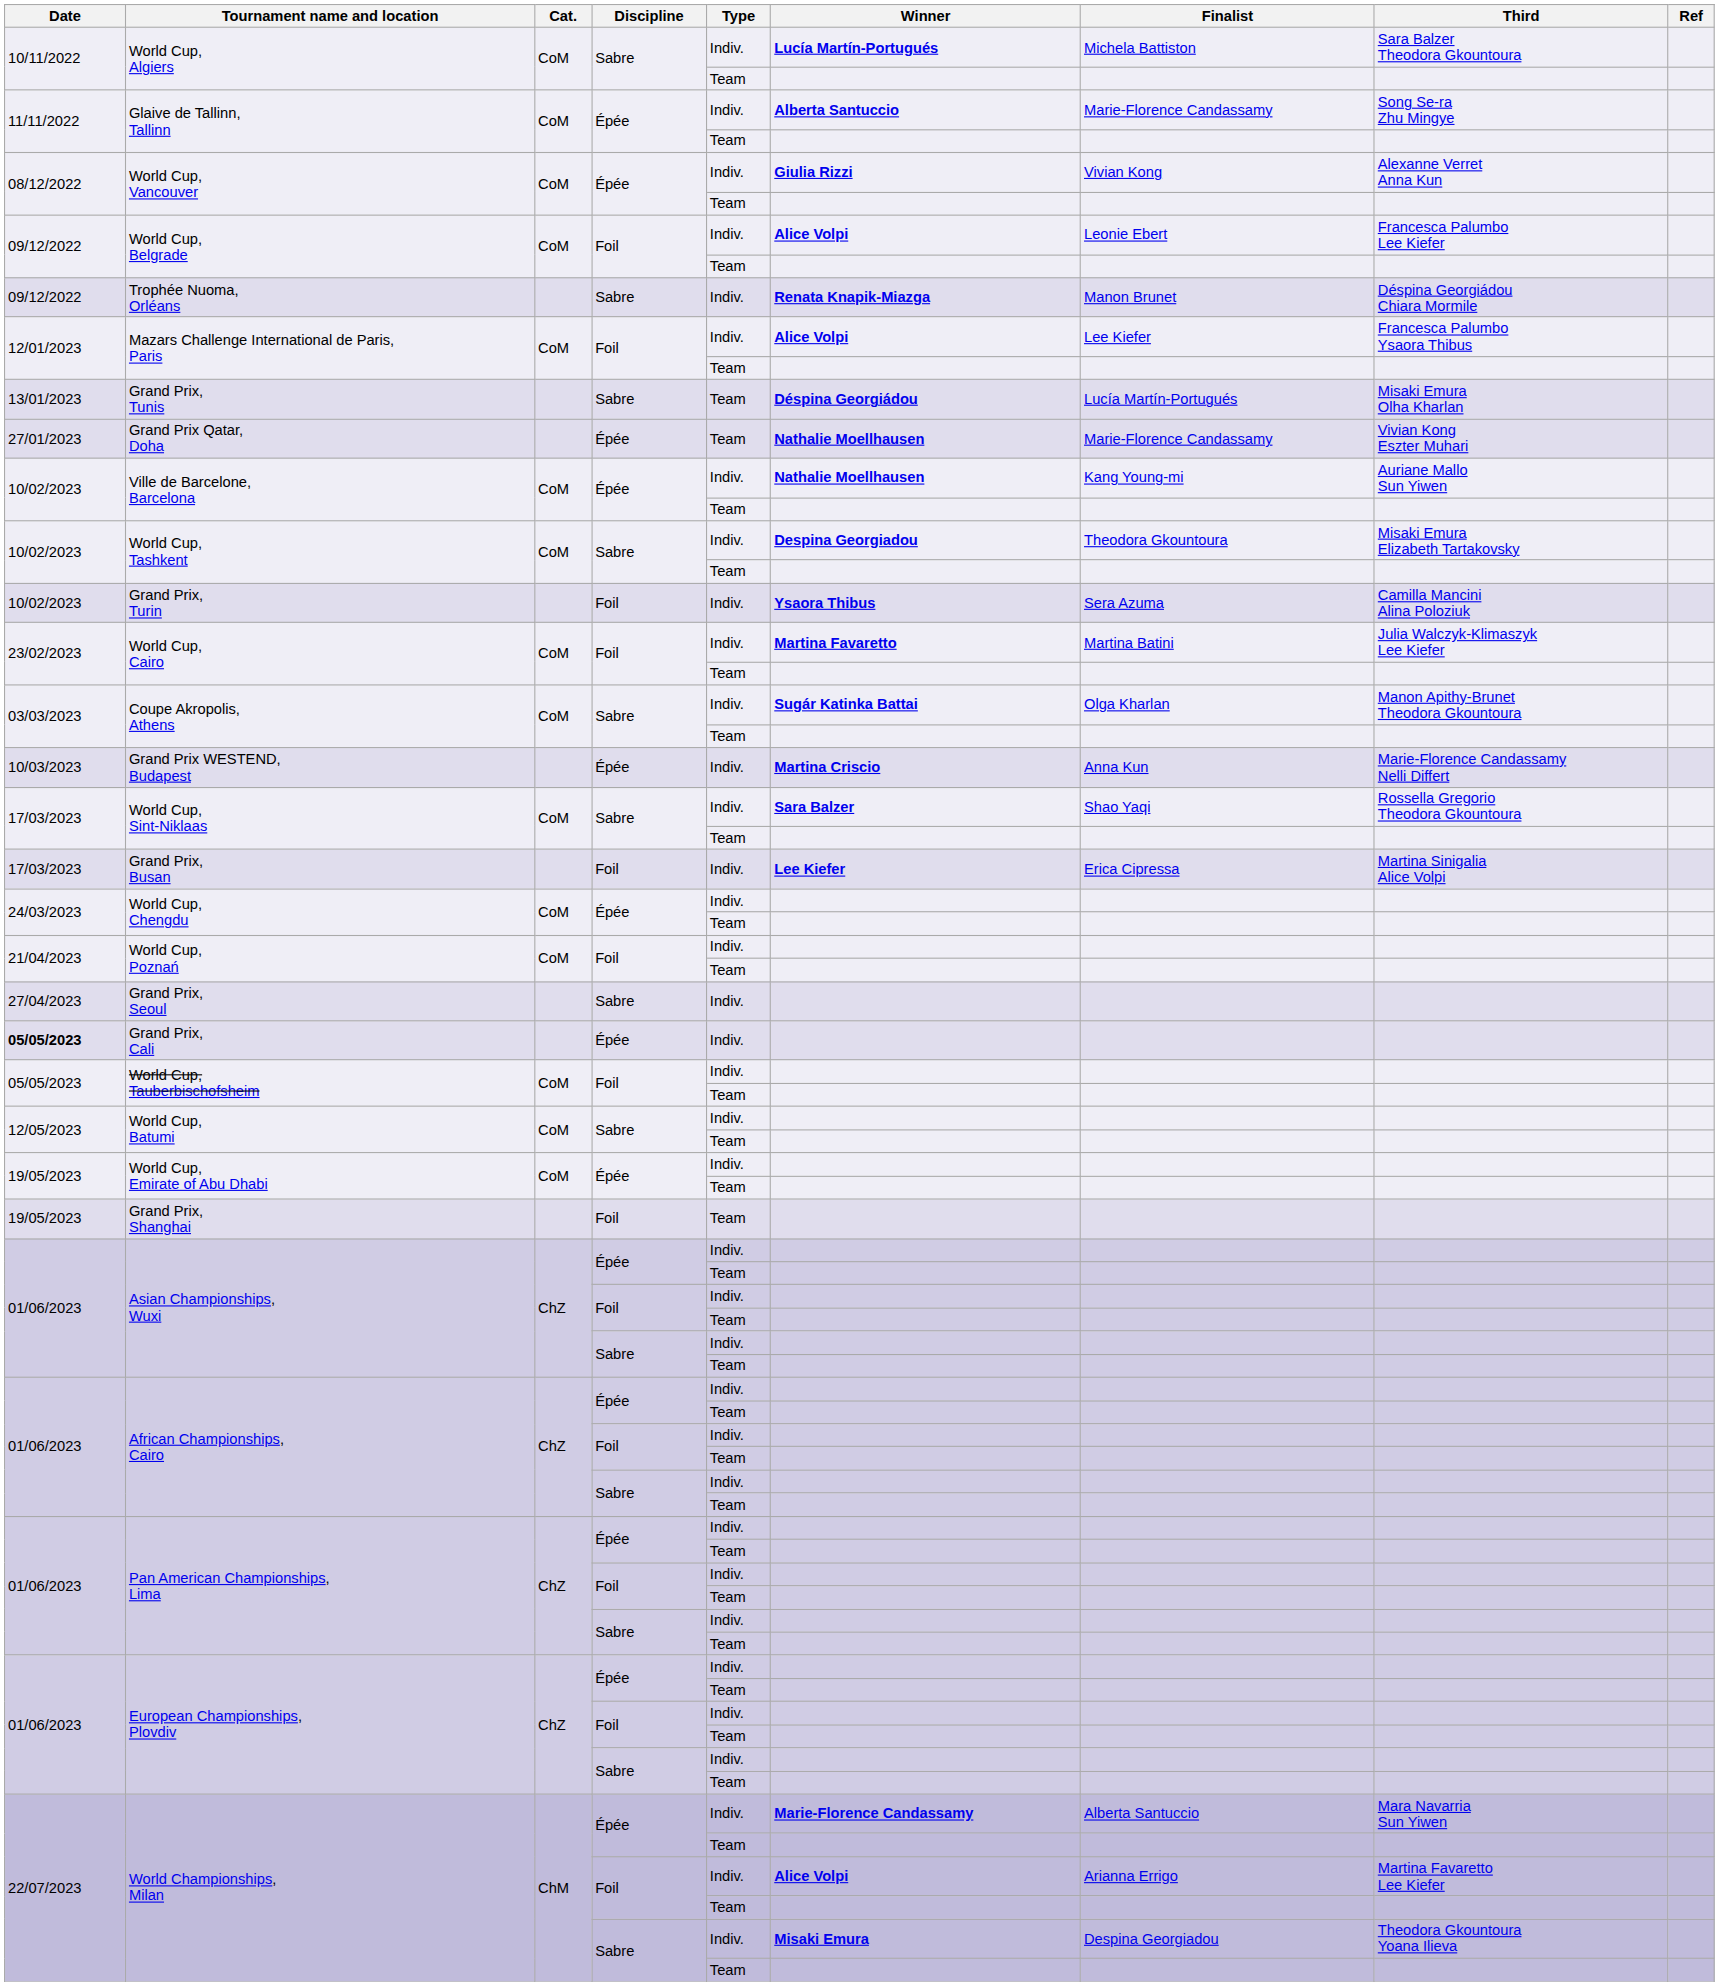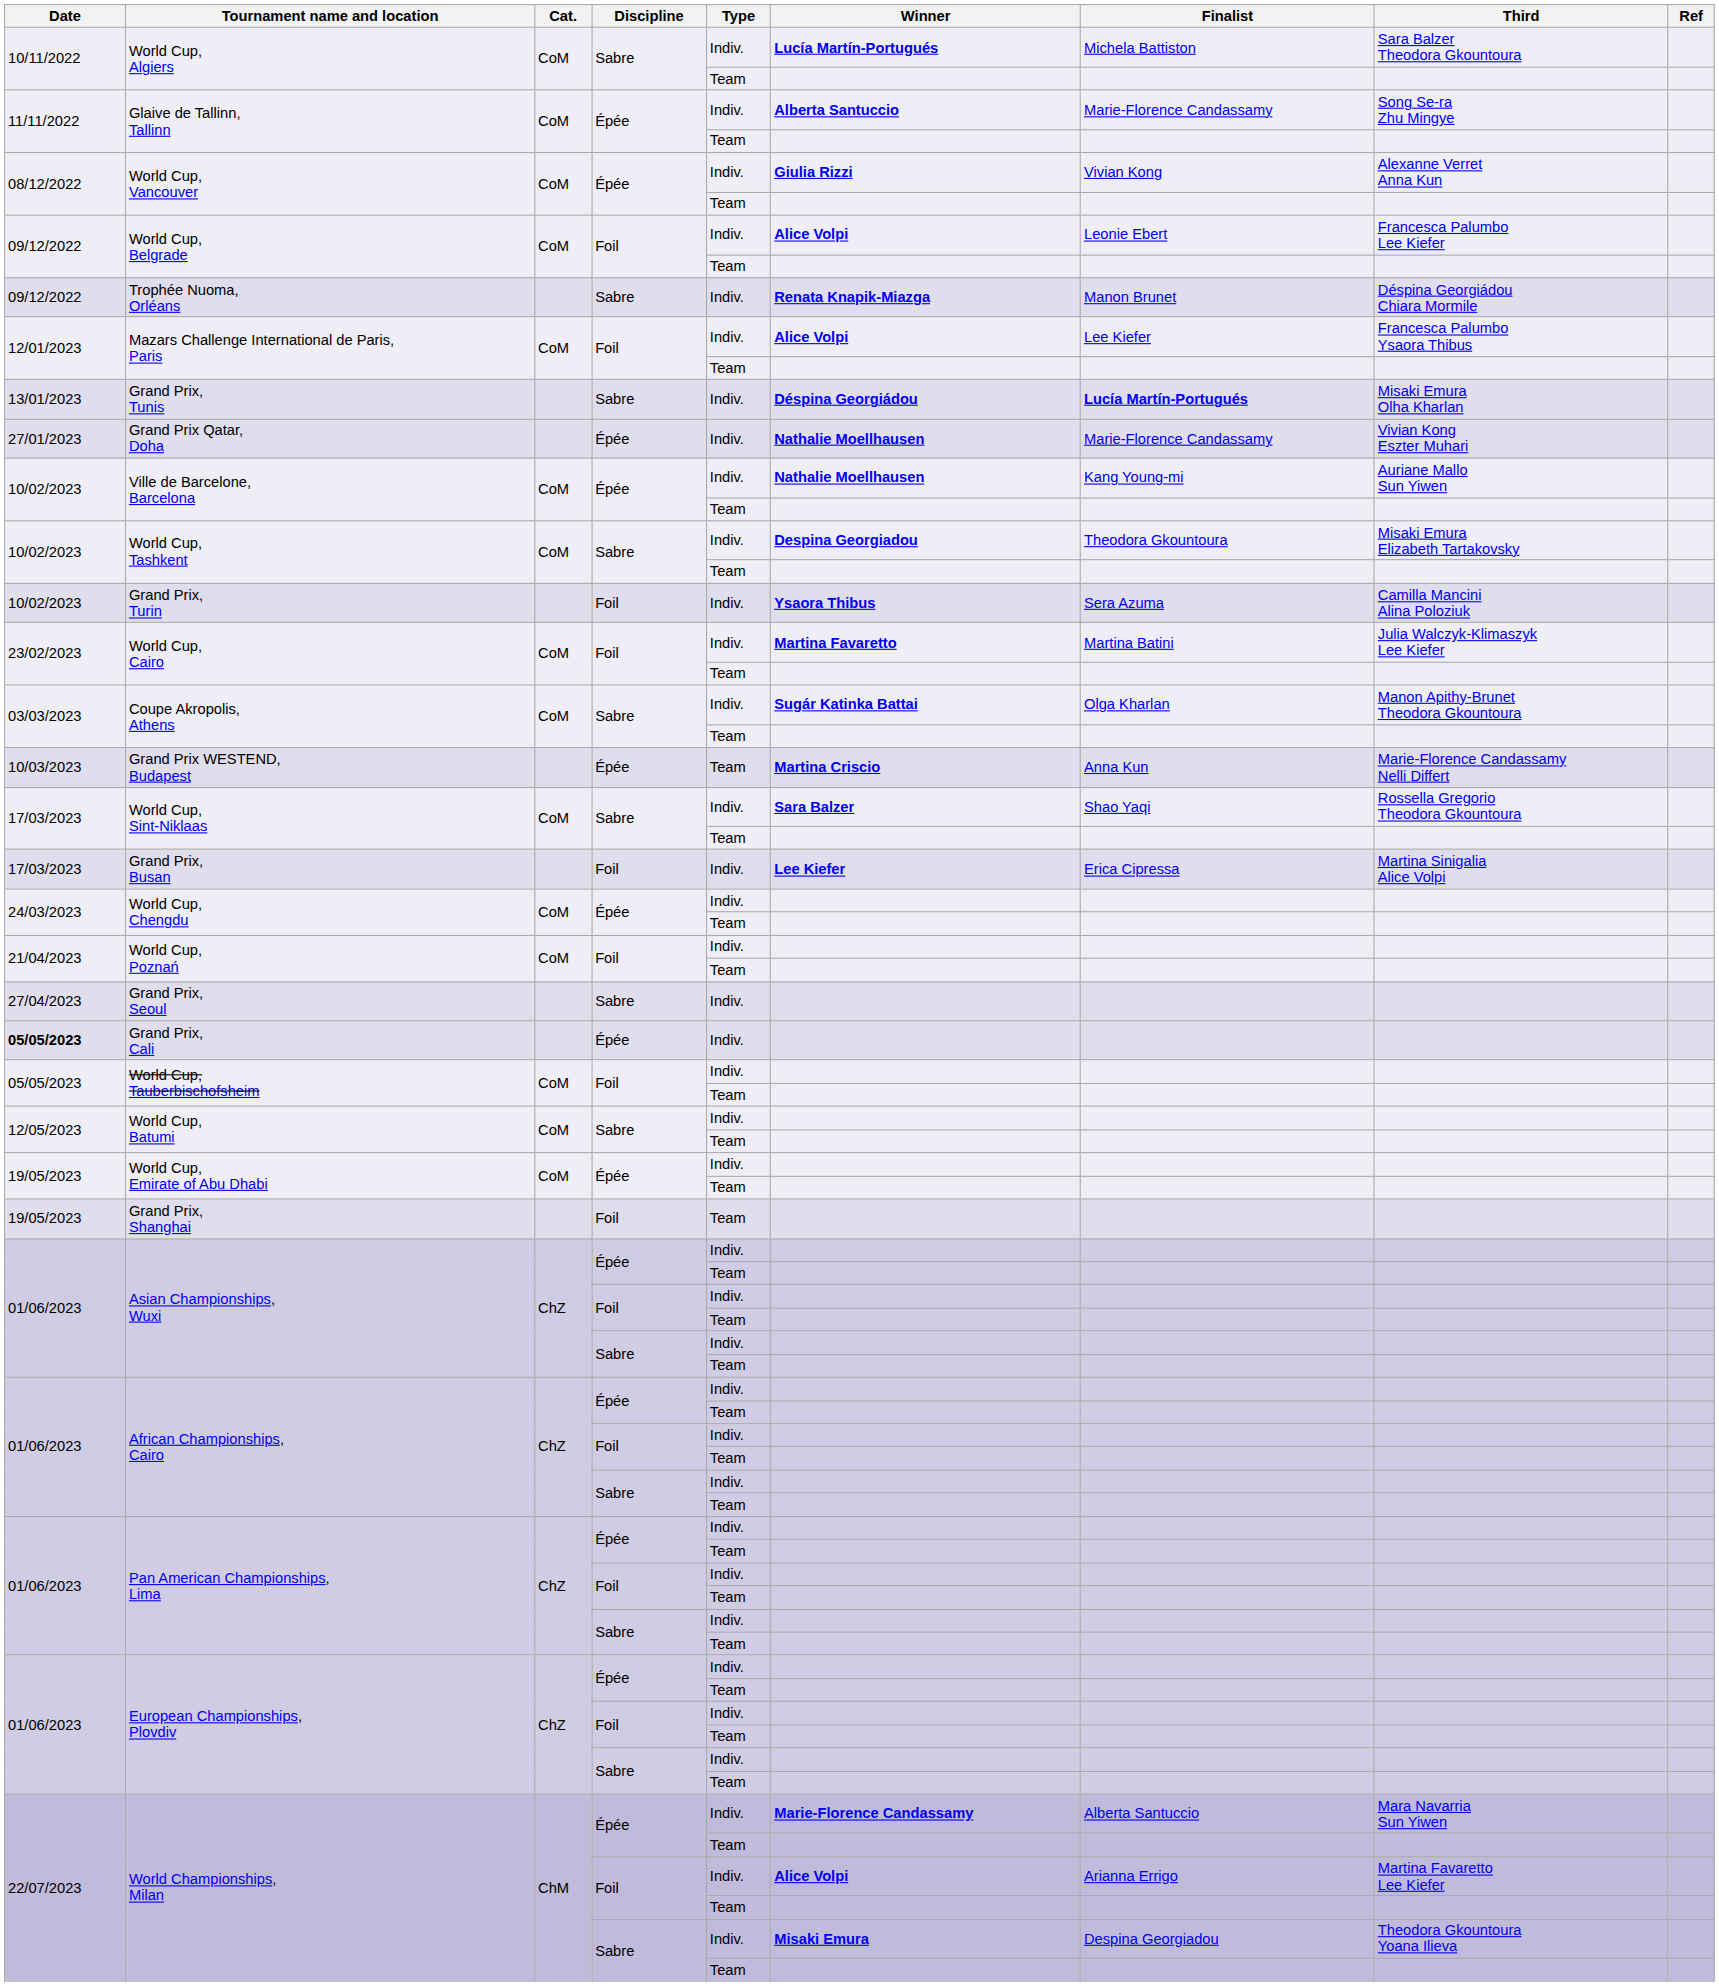(728, 399) Team -> (727, 399) Indiv.
(1161, 399) normal -> (1166, 399) bold
(728, 438) Team -> (727, 438) Indiv.
(727, 767) Indiv. -> (728, 767) Team
